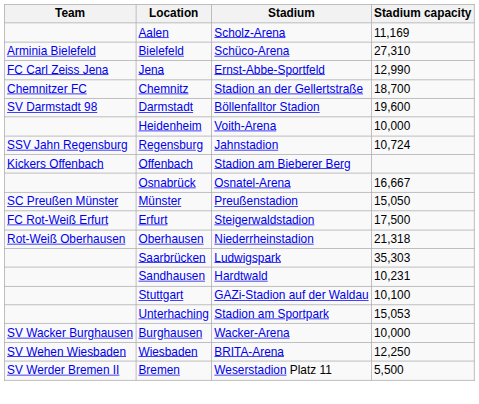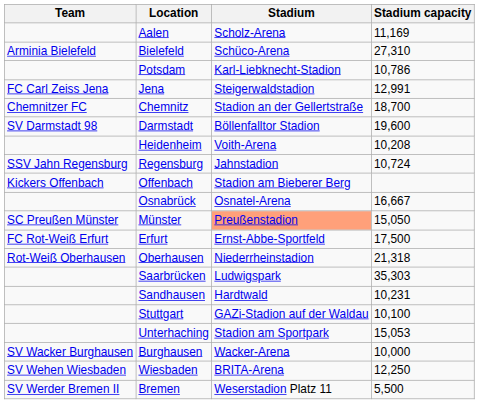+ row: (162, 70)
(270, 70) Ernst-Abbe-Sportfeld -> (264, 88) Steigerwaldstadion
(392, 70) 12,990 -> (392, 88) 12,991
(392, 126) 10,000 -> (392, 145) 10,208
(256, 201) no background -> (256, 220) lightsalmon background
(264, 220) Steigerwaldstadion -> (270, 239) Ernst-Abbe-Sportfeld
